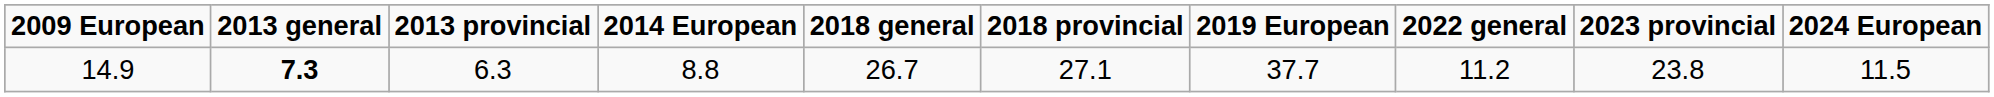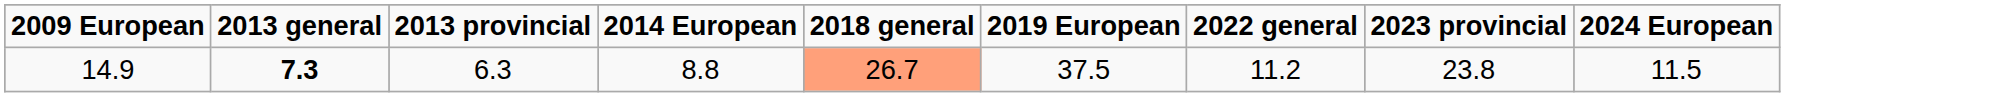- column: (1085, 26)
(892, 69) no background -> (892, 69) lightsalmon background
(1293, 69) 37.7 -> (1084, 69) 37.5
